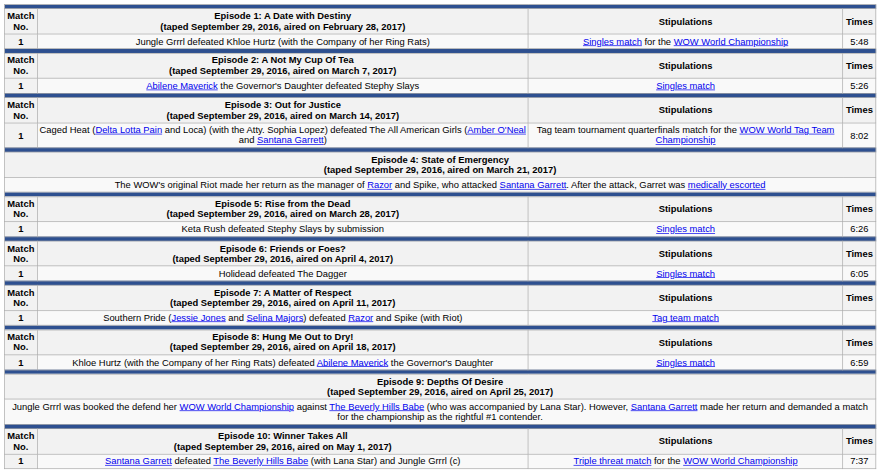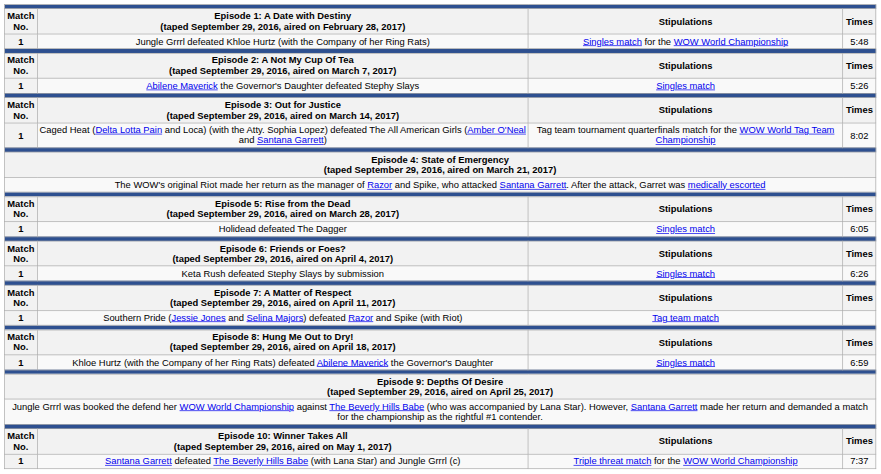rows swapped: (283, 273) <-> (283, 229)
